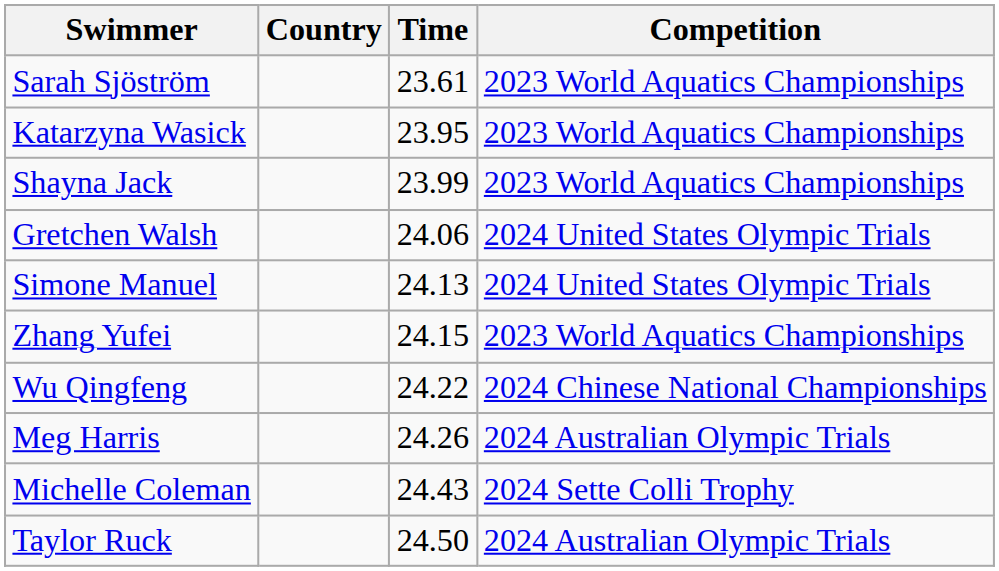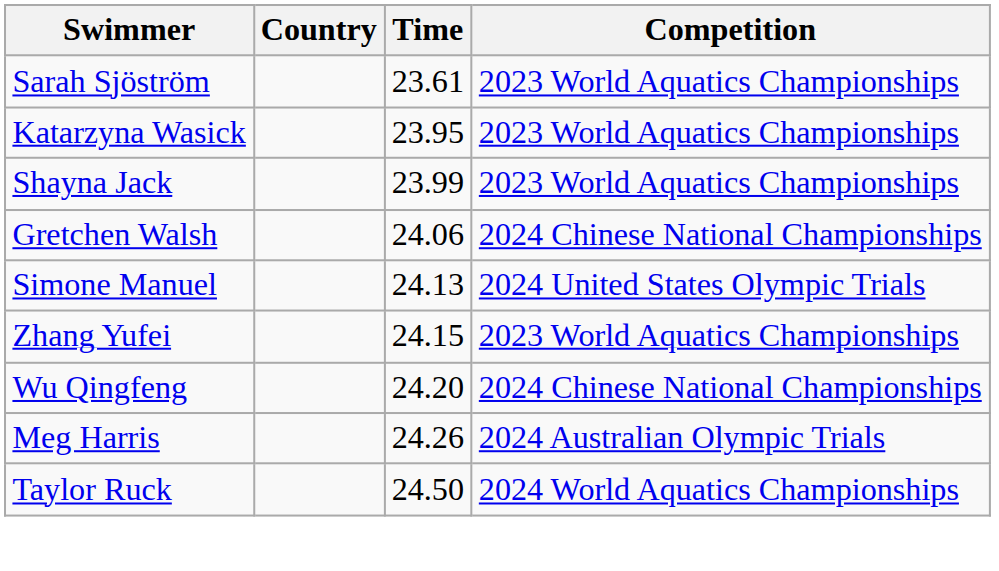(707, 234) 2024 United States Olympic Trials -> (730, 234) 2024 Chinese National Championships
(433, 387) 24.22 -> (428, 387) 24.20
- row: (132, 489)
(687, 540) 2024 Australian Olympic Trials -> (719, 489) 2024 World Aquatics Championships
